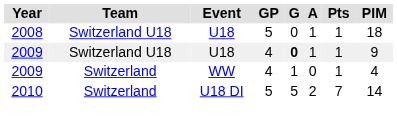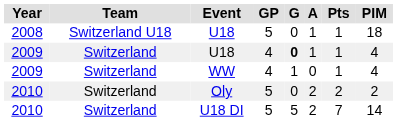(120, 52) Switzerland U18 -> (120, 52) Switzerland
(374, 52) 9 -> (374, 52) 4
+ row: (27, 91)
